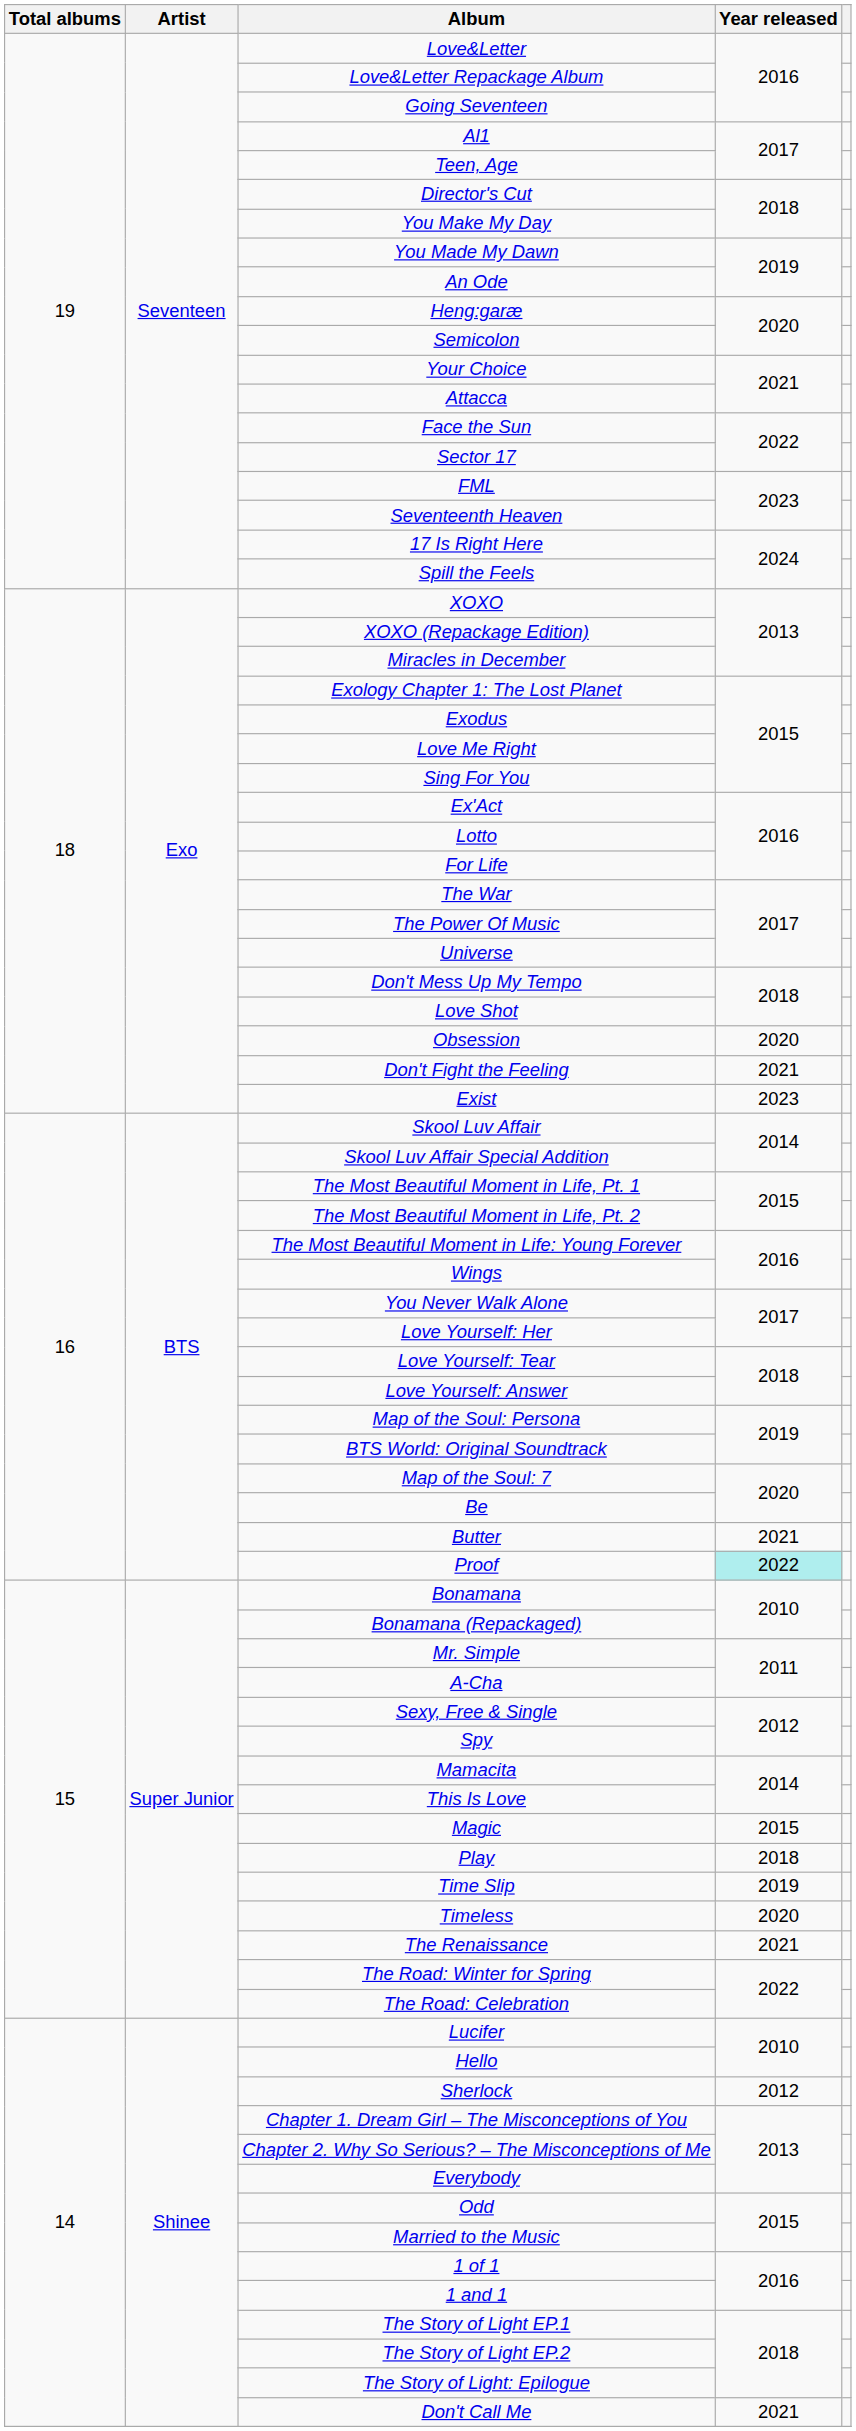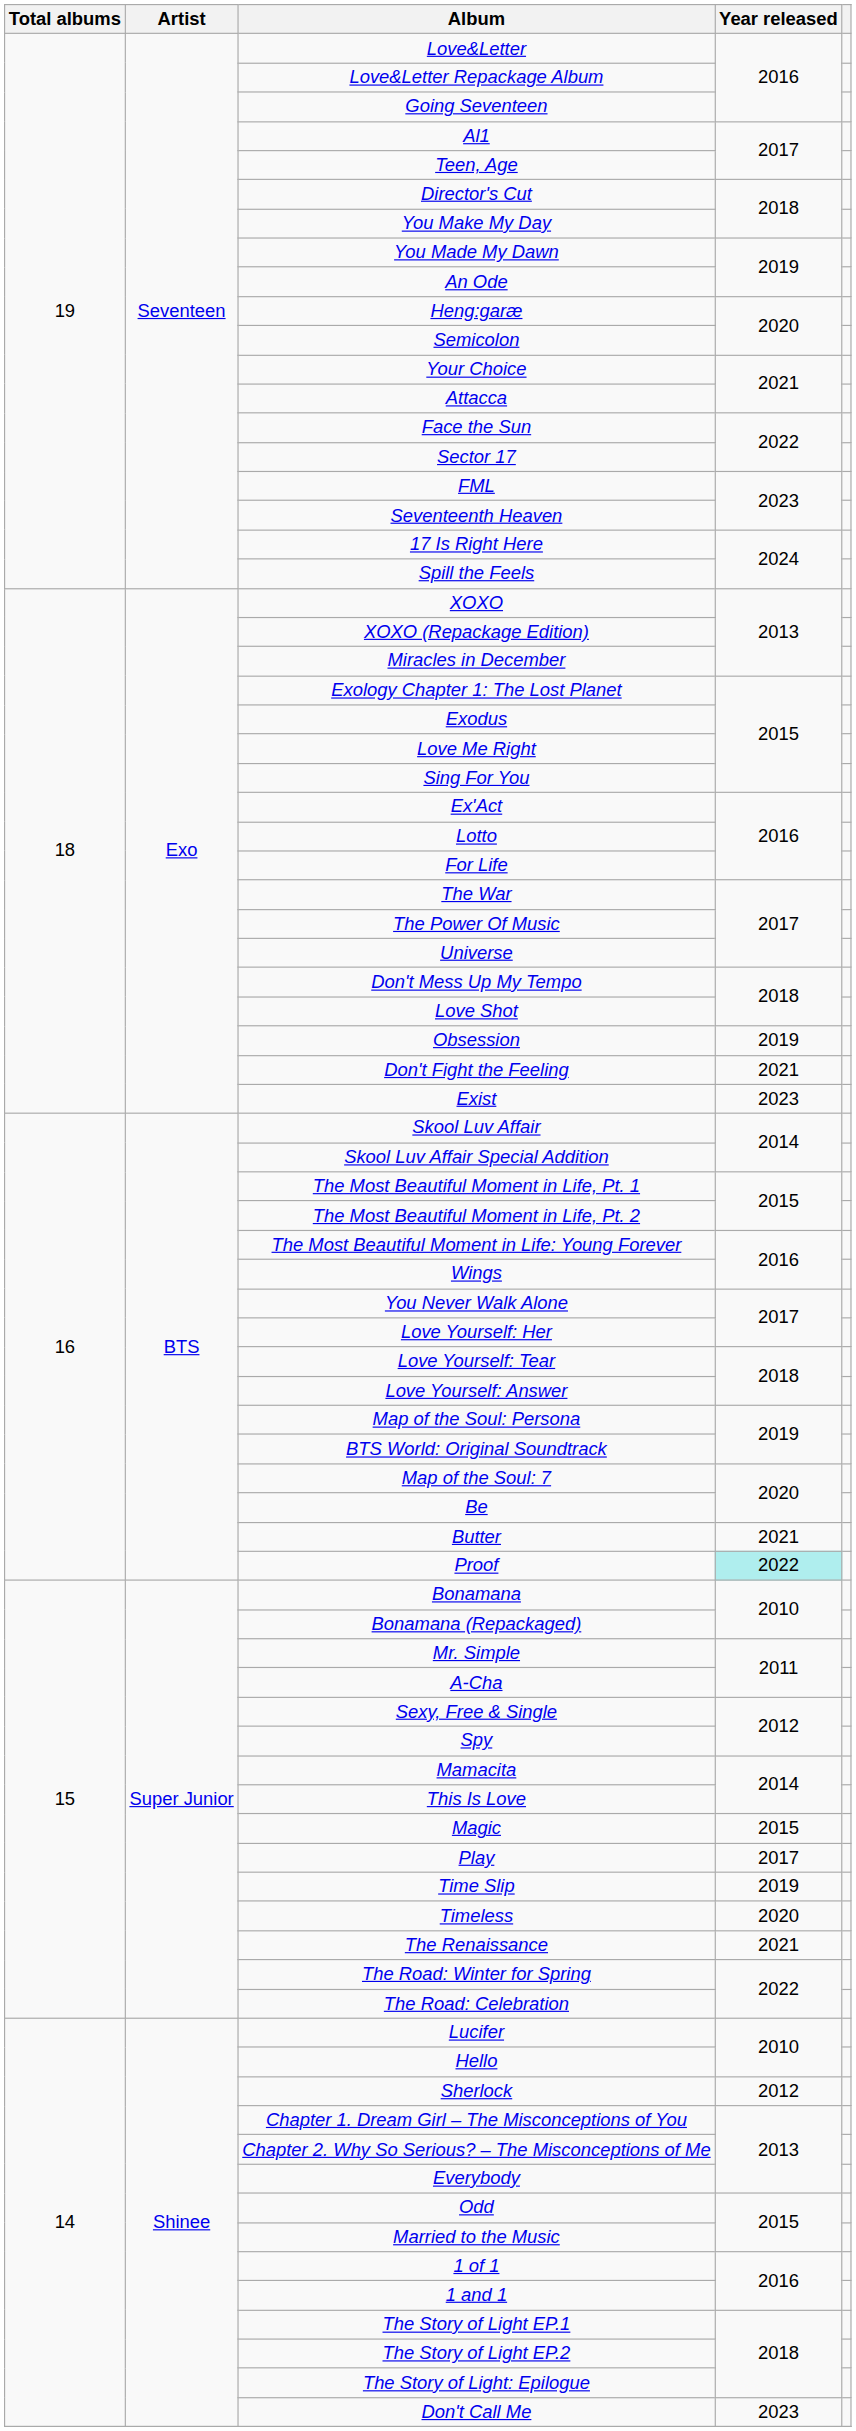(778, 1040) 2020 -> (778, 1040) 2019
(778, 1857) 2018 -> (778, 1857) 2017
(778, 2411) 2021 -> (778, 2411) 2023
